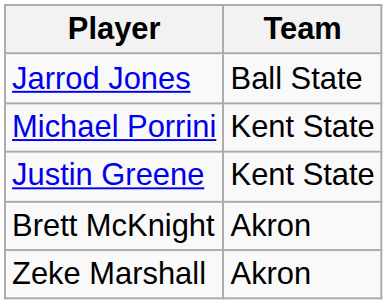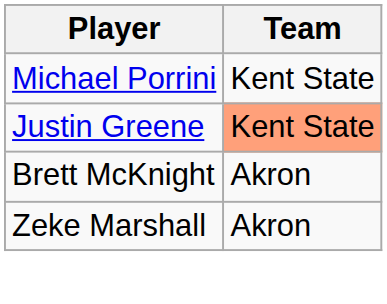- row: (101, 77)
(303, 175) no background -> (303, 126) lightsalmon background
